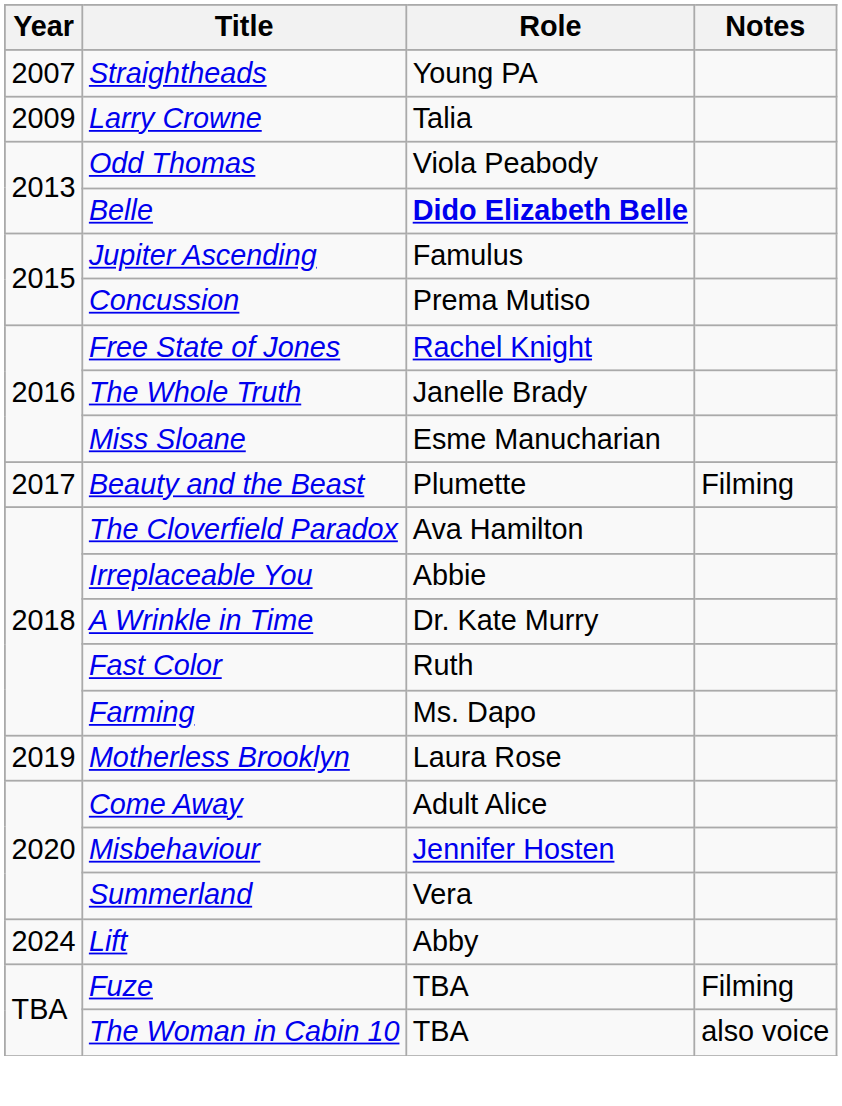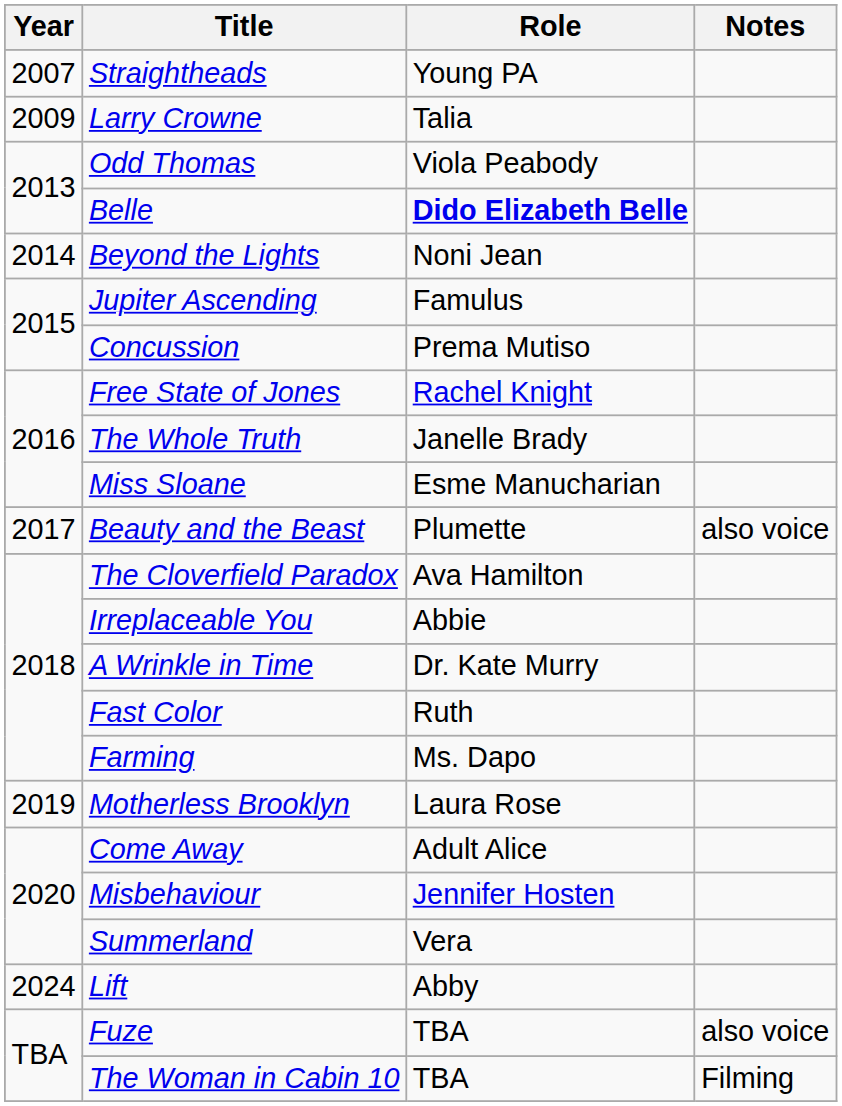+ row: (204, 255)
(748, 484) Filming -> (765, 529) also voice
(748, 986) Filming -> (765, 1032) also voice
(765, 1032) also voice -> (748, 1077) Filming
